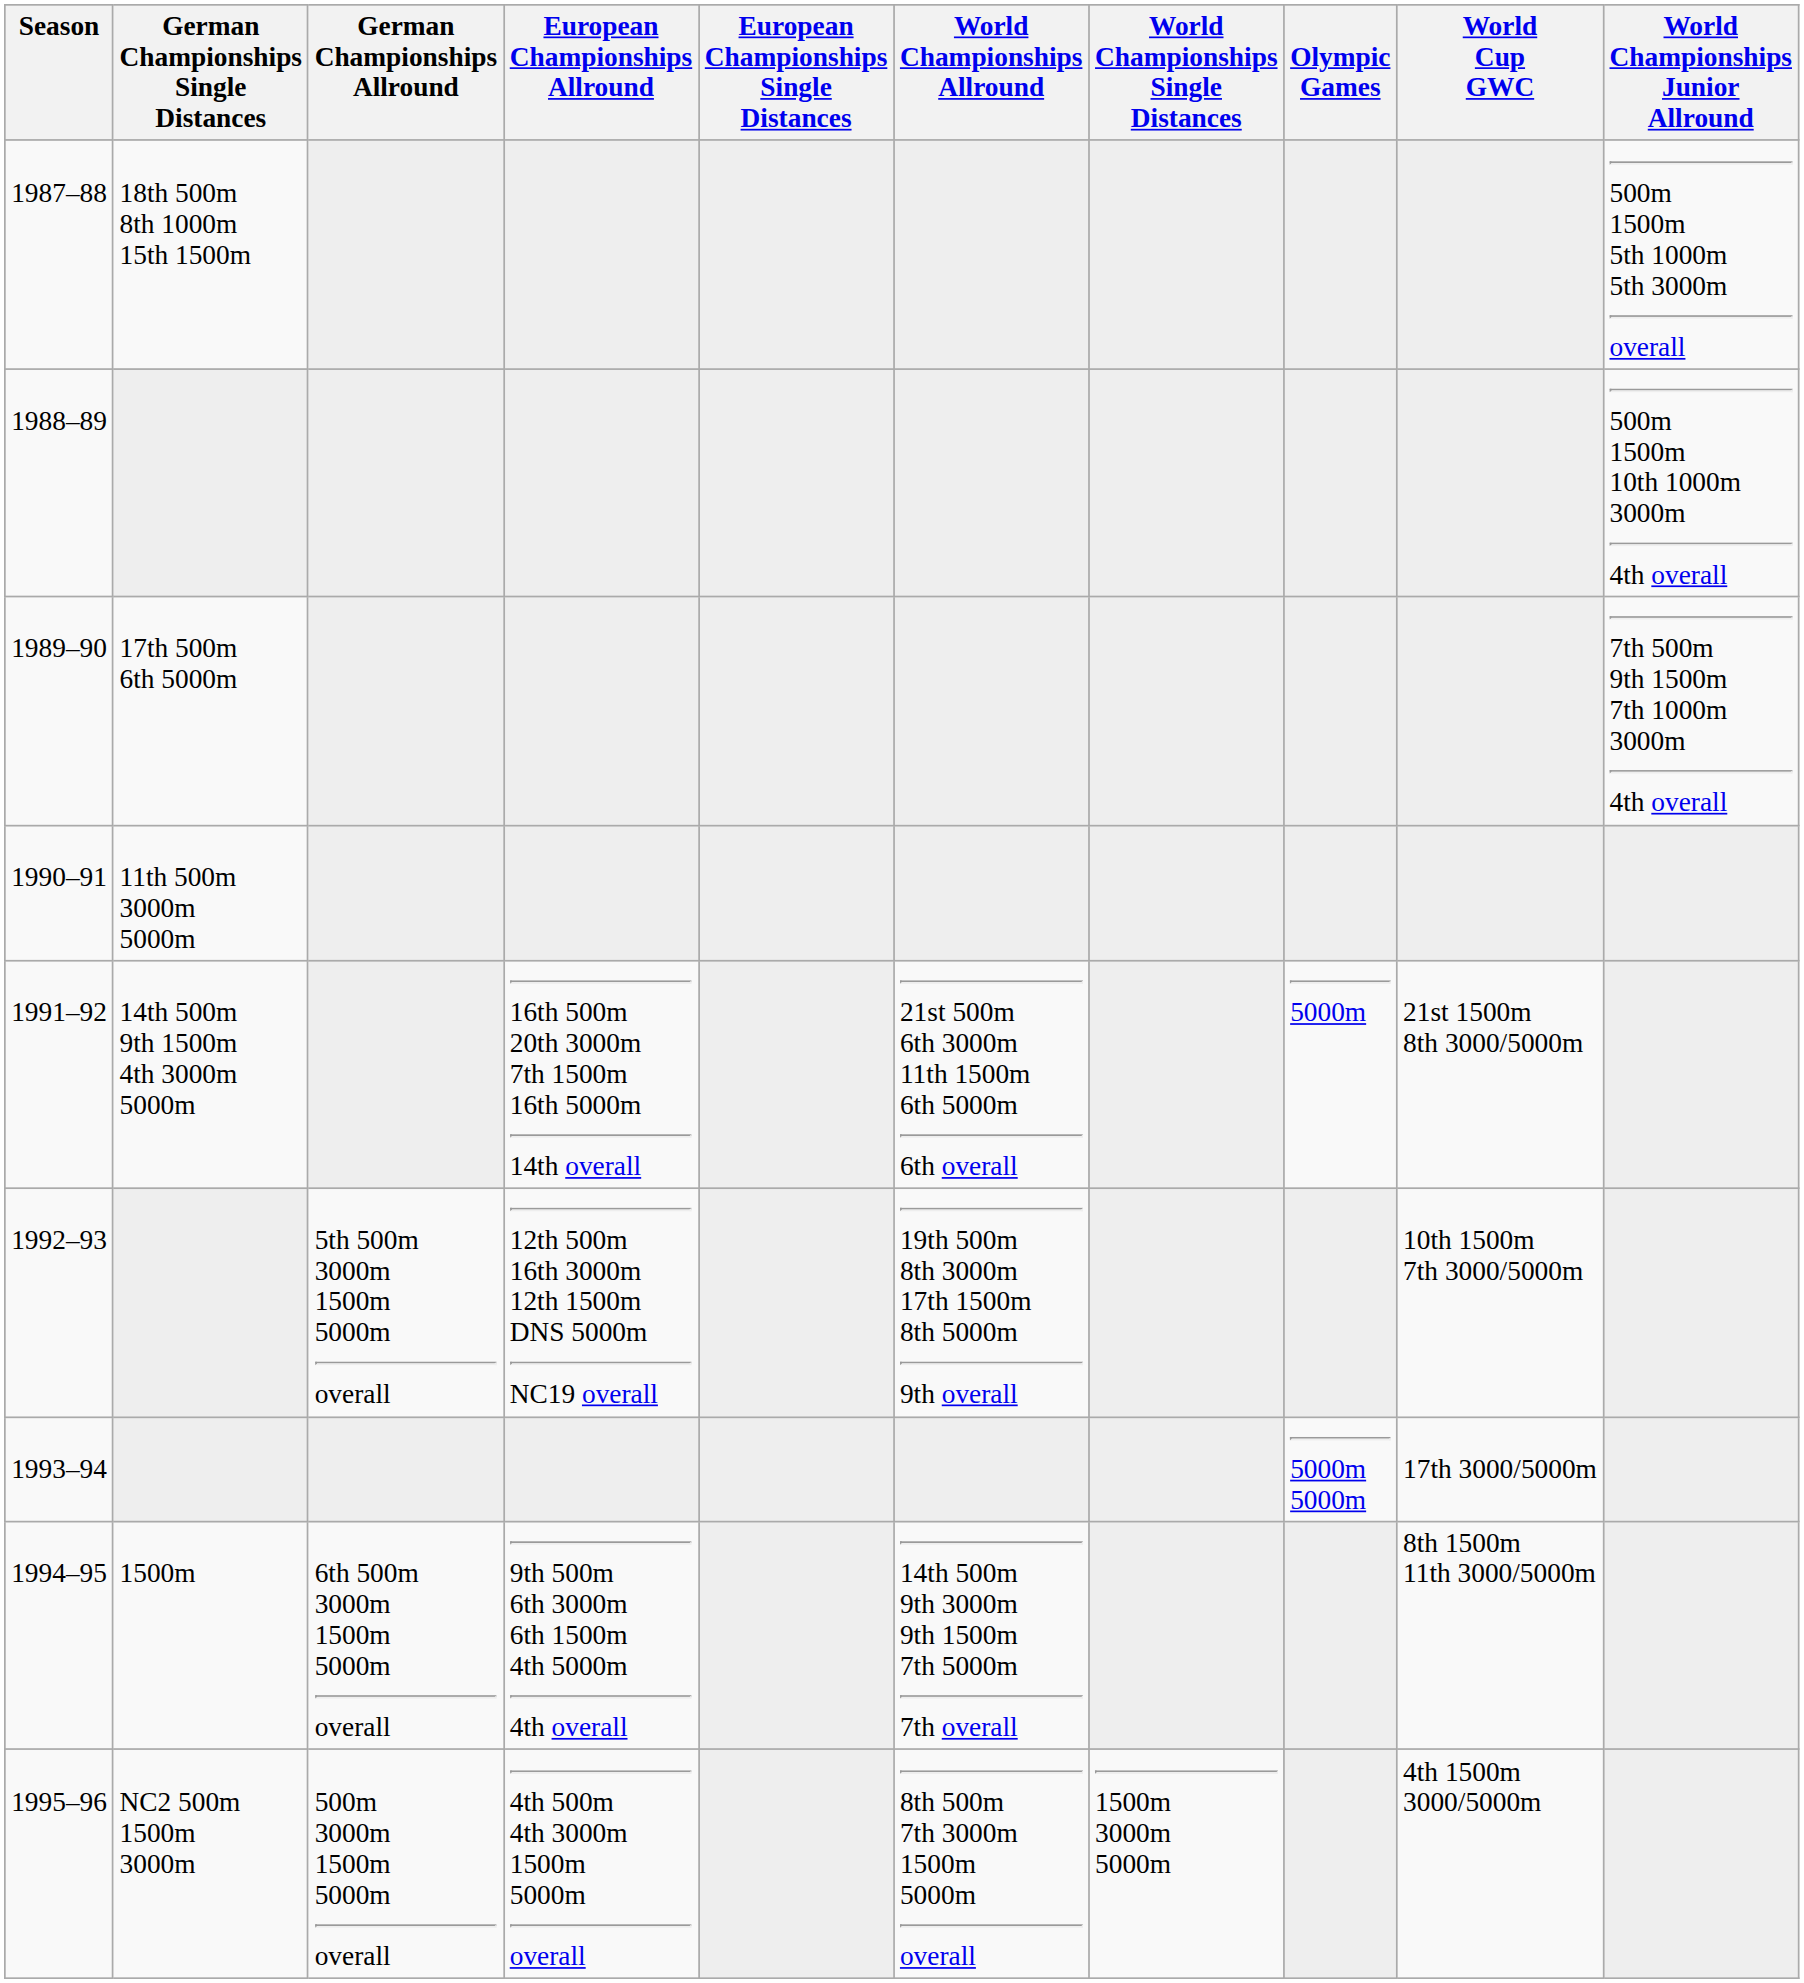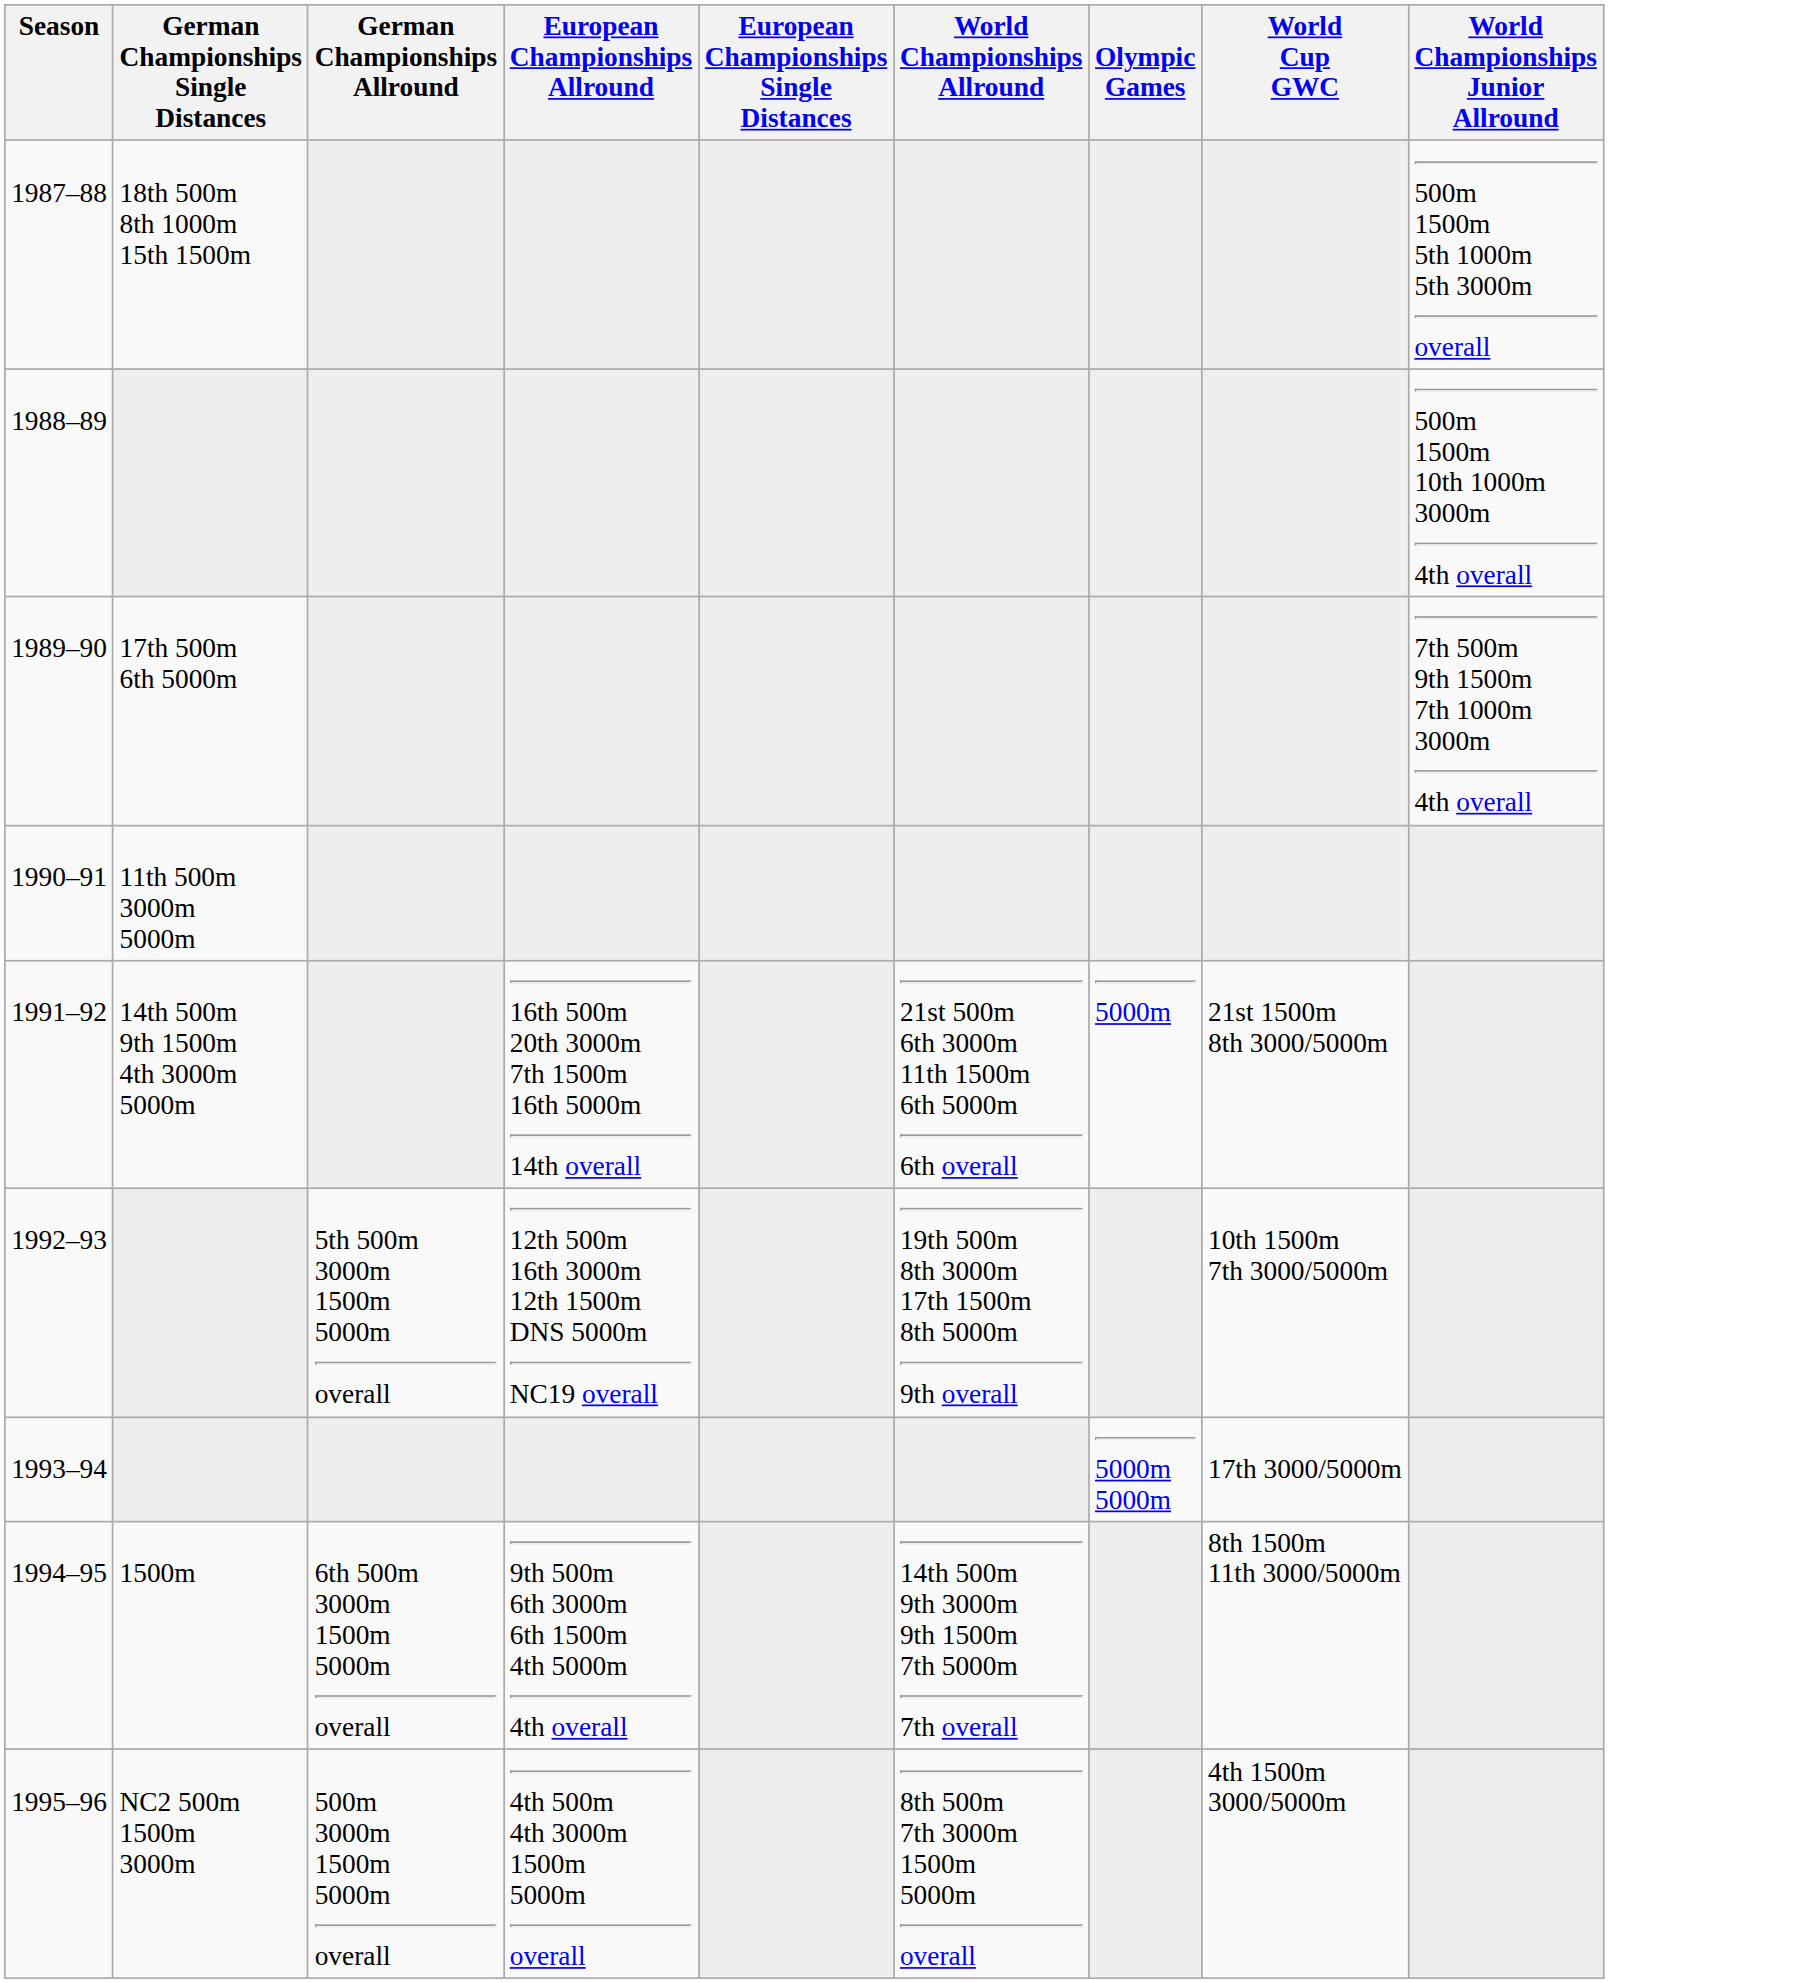- column: (1186, 72)
